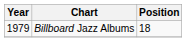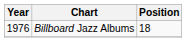(18, 28) 1979 -> (18, 28) 1976
